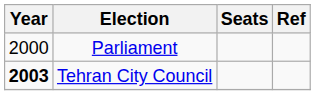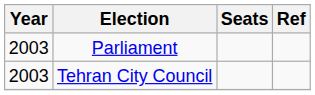(29, 47) 2000 -> (29, 47) 2003
(29, 76) bold -> (29, 76) normal
